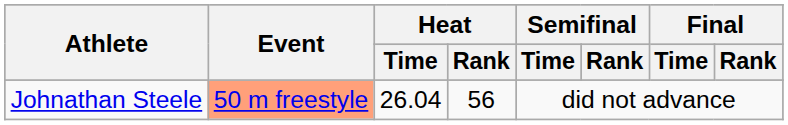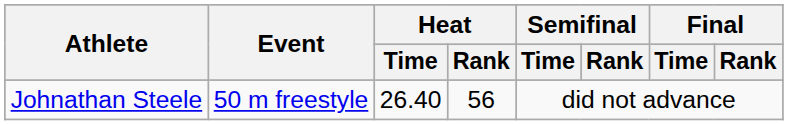(291, 100) lightsalmon background -> (291, 100) no background
(411, 100) 26.04 -> (411, 100) 26.40
